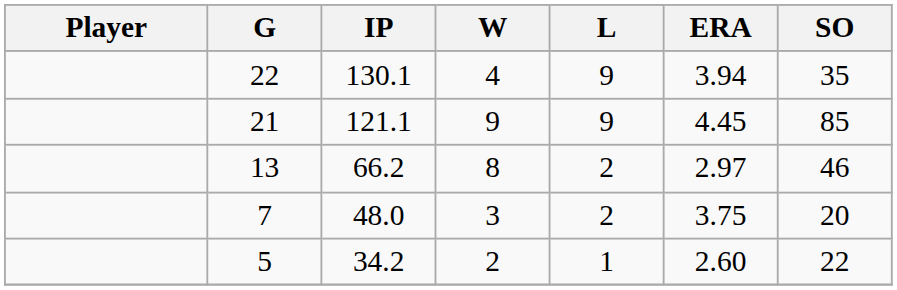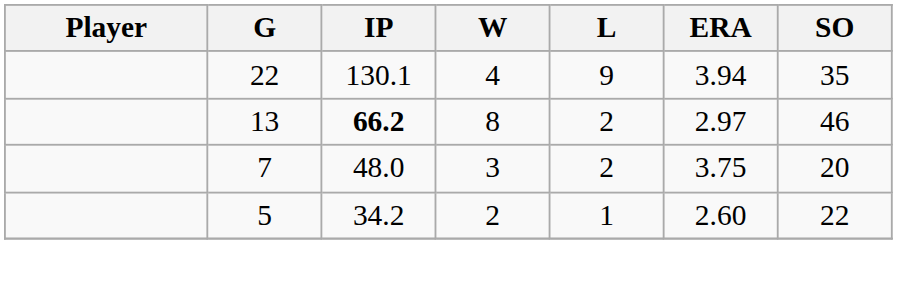- row: (265, 121)
(379, 167) normal -> (379, 121) bold
